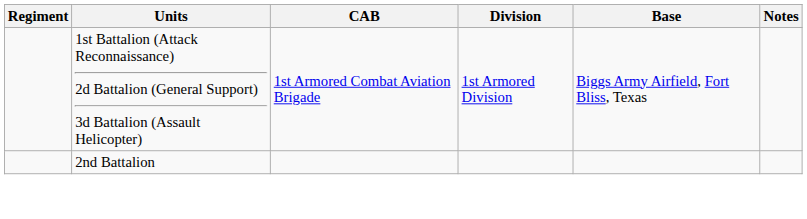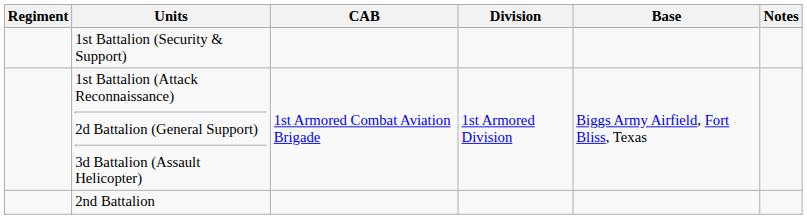+ row: (149, 47)
